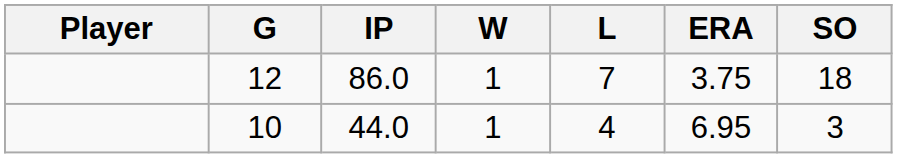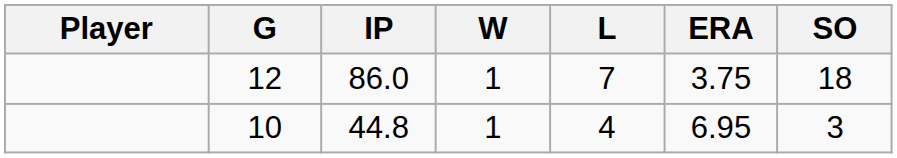(379, 127) 44.0 -> (379, 127) 44.8
